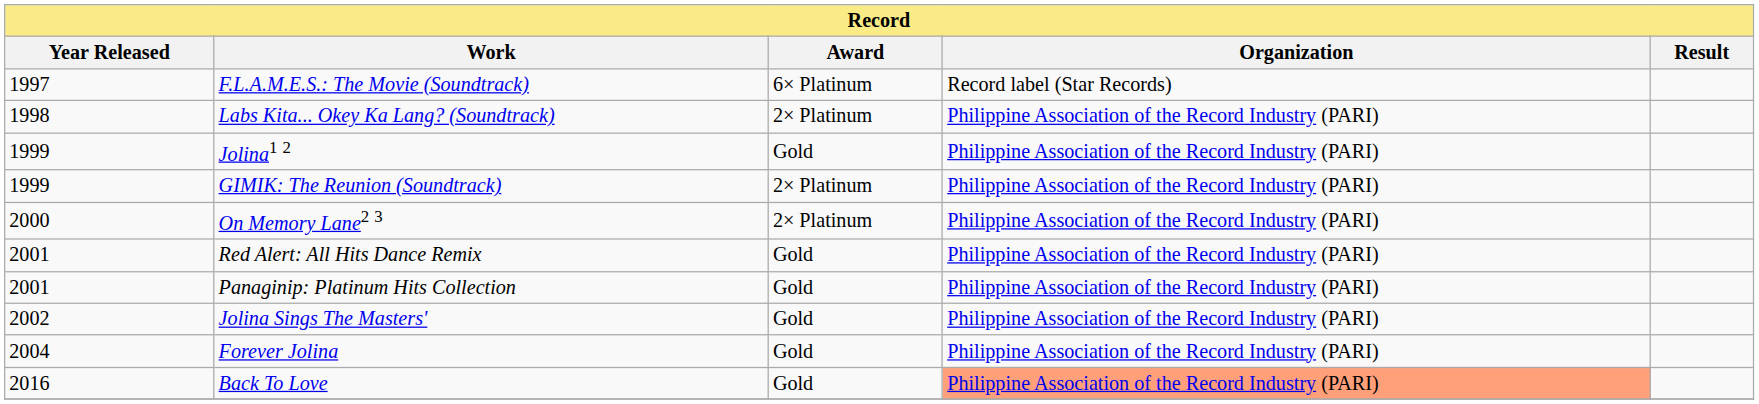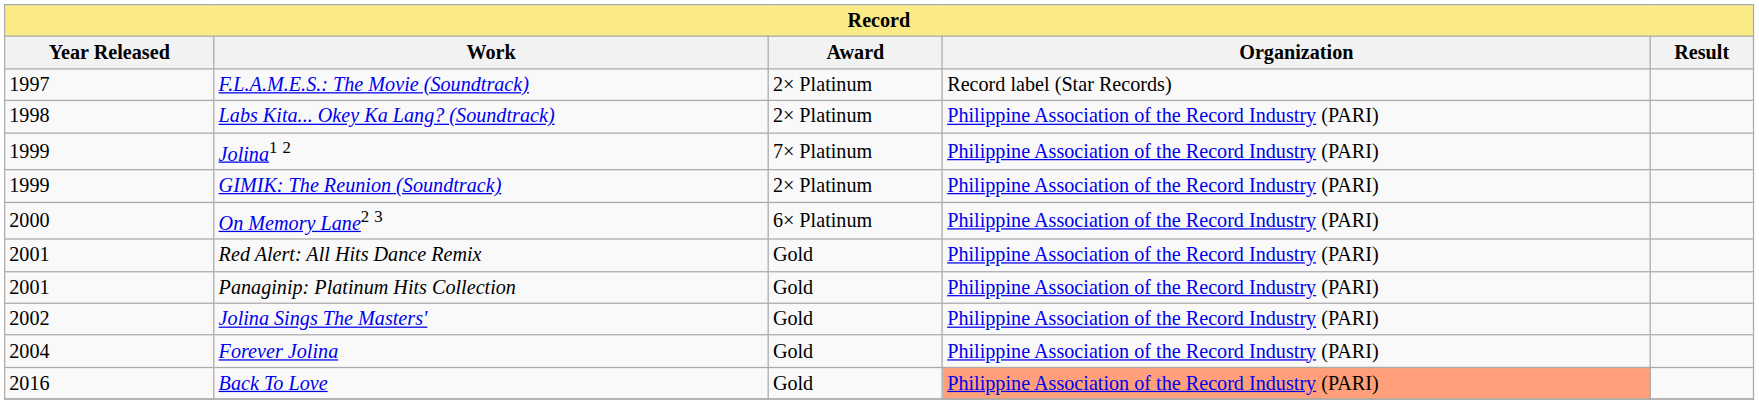(823, 84) 6× Platinum -> (823, 84) 2× Platinum
(793, 151) Gold -> (823, 151) 7× Platinum
(823, 220) 2× Platinum -> (823, 220) 6× Platinum
